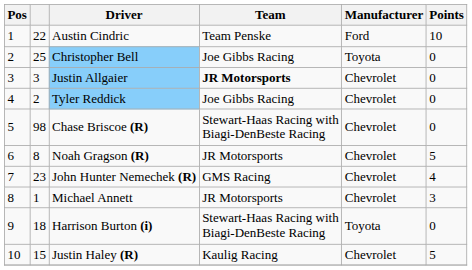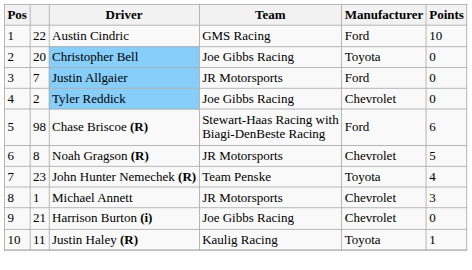(237, 35) Team Penske -> (236, 35) GMS Racing
(39, 56) 25 -> (39, 56) 20
(36, 77) 3 -> (36, 77) 7
(246, 77) bold -> (242, 77) normal
(370, 77) Chevrolet -> (357, 77) Ford
(370, 126) Chevrolet -> (357, 126) Ford
(432, 126) 0 -> (432, 126) 6
(236, 176) GMS Racing -> (237, 176) Team Penske
(370, 176) Chevrolet -> (363, 176) Toyota
(39, 225) 18 -> (39, 218) 21
(270, 225) Stewart-Haas Racing with Biagi-DenBeste Racing -> (248, 218) Joe Gibbs Racing
(363, 225) Toyota -> (370, 218) Chevrolet
(39, 254) 15 -> (39, 239) 11
(370, 254) Chevrolet -> (363, 239) Toyota
(432, 254) 5 -> (432, 239) 1
